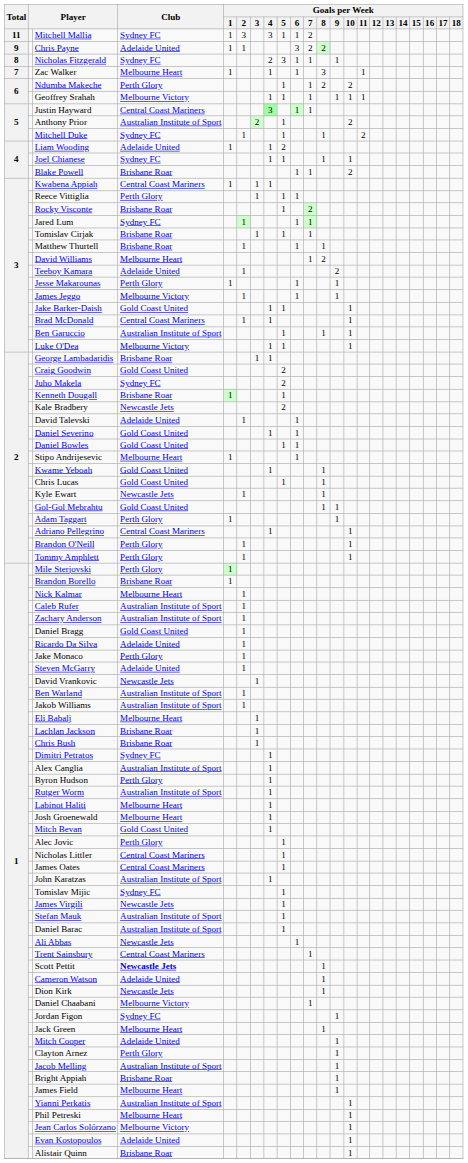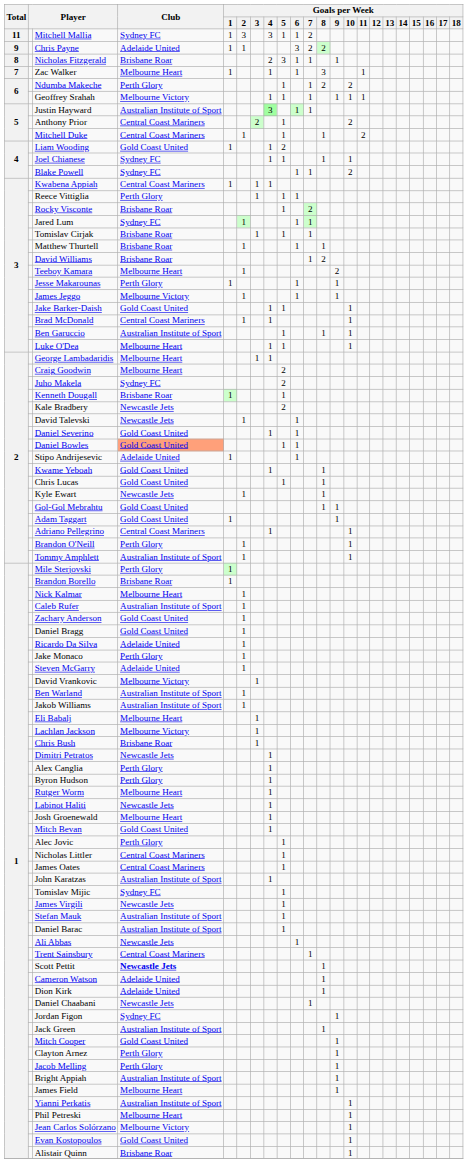(140, 60) Sydney FC -> (146, 60) Brisbane Roar
(162, 110) Central Coast Mariners -> (171, 110) Australian Institute of Sport
(171, 122) Australian Institute of Sport -> (162, 122) Central Coast Mariners
(140, 135) Sydney FC -> (162, 135) Central Coast Mariners
(150, 147) Adelaide United -> (154, 147) Gold Coast United
(146, 172) Brisbane Roar -> (140, 172) Sydney FC
(151, 259) Melbourne Heart -> (146, 259) Brisbane Roar
(150, 271) Adelaide United -> (151, 271) Melbourne Heart
(155, 346) Melbourne Victory -> (151, 346) Melbourne Heart
(146, 358) Brisbane Roar -> (151, 358) Melbourne Heart
(154, 371) Gold Coast United -> (151, 371) Melbourne Heart
(150, 420) Adelaide United -> (147, 420) Newcastle Jets
(154, 445) no background -> (154, 445) lightsalmon background
(151, 457) Melbourne Heart -> (150, 457) Adelaide United
(141, 520) Perth Glory -> (154, 520) Gold Coast United
(141, 557) Perth Glory -> (171, 557) Australian Institute of Sport
(171, 619) Australian Institute of Sport -> (154, 619) Gold Coast United
(147, 681) Newcastle Jets -> (155, 681) Melbourne Victory
(146, 731) Brisbane Roar -> (155, 731) Melbourne Victory
(140, 755) Sydney FC -> (147, 755) Newcastle Jets
(171, 768) Australian Institute of Sport -> (141, 768) Perth Glory
(171, 793) Australian Institute of Sport -> (151, 793) Melbourne Heart
(151, 805) Melbourne Heart -> (147, 805) Newcastle Jets
(147, 991) Newcastle Jets -> (150, 991) Adelaide United
(155, 1004) Melbourne Victory -> (147, 1004) Newcastle Jets
(151, 1028) Melbourne Heart -> (171, 1028) Australian Institute of Sport
(150, 1041) Adelaide United -> (154, 1041) Gold Coast United
(171, 1066) Australian Institute of Sport -> (141, 1066) Perth Glory
(146, 1078) Brisbane Roar -> (171, 1078) Australian Institute of Sport
(150, 1140) Adelaide United -> (154, 1140) Gold Coast United
